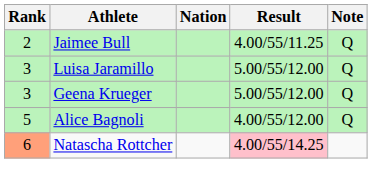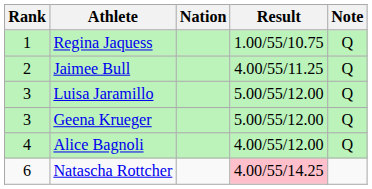+ row: (103, 42)
(27, 119) 5 -> (27, 145) 4
(27, 145) lightsalmon background -> (27, 171) no background
